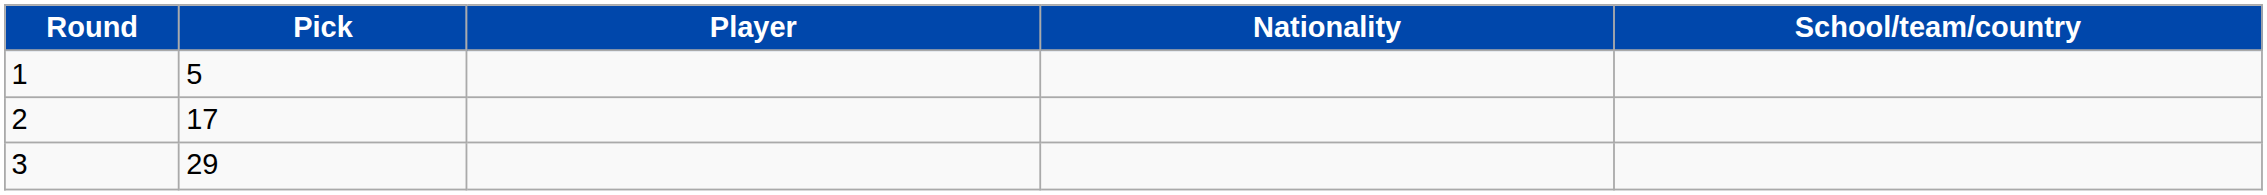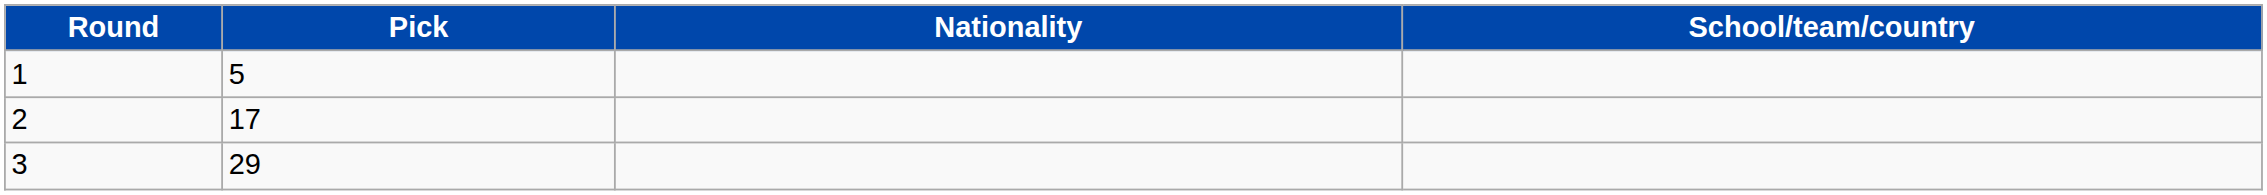- column: (753, 27)
